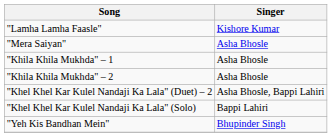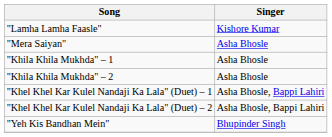+ row: (109, 92)
- row: (101, 108)
